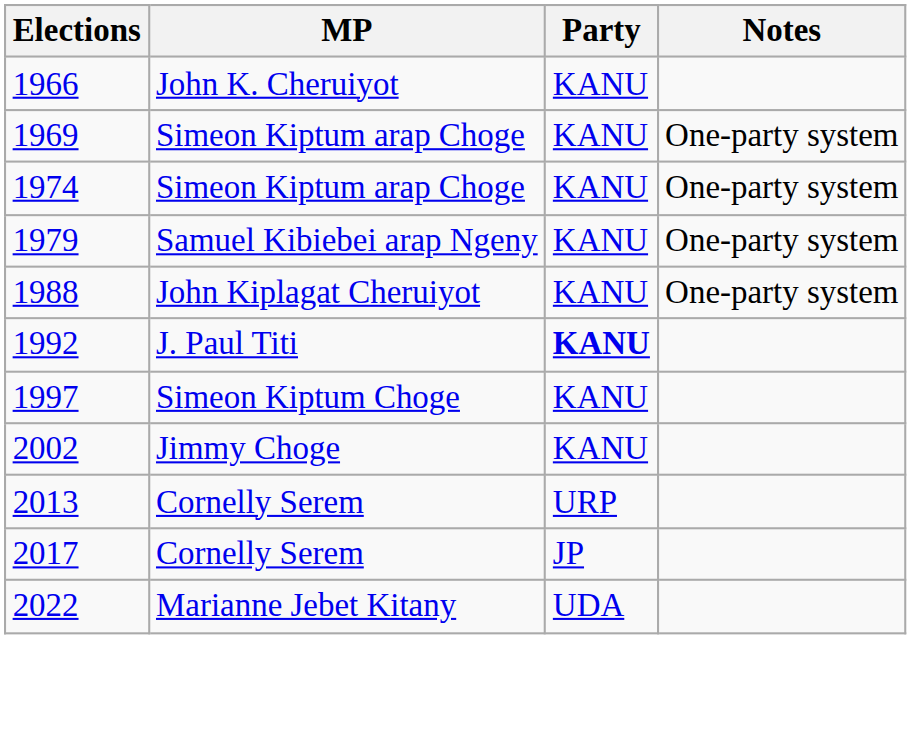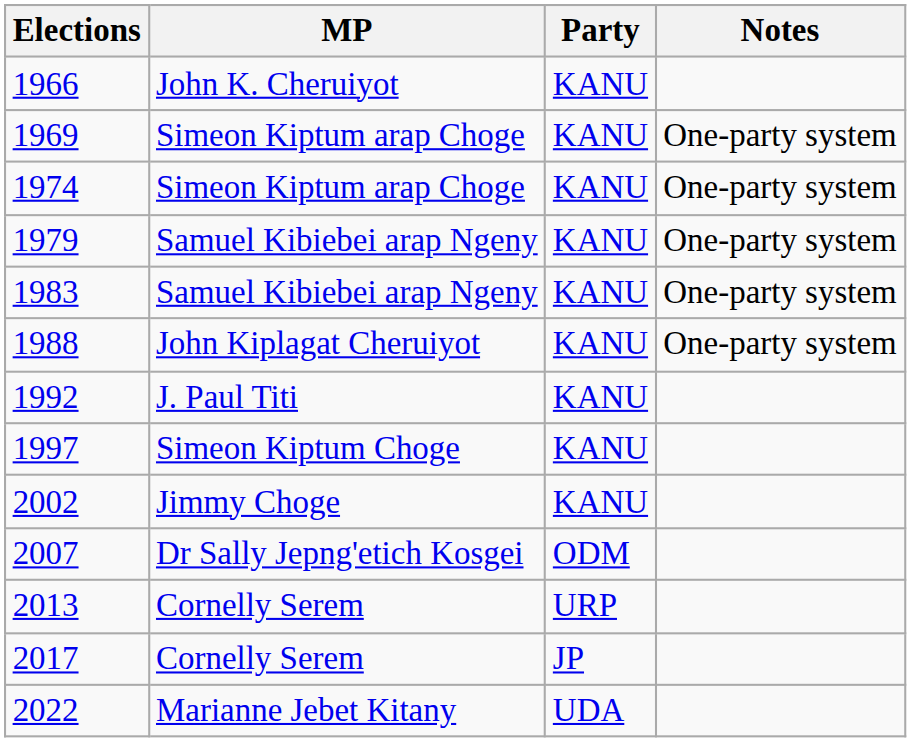+ row: (46, 291)
(601, 344) bold -> (600, 396) normal
+ row: (46, 553)
